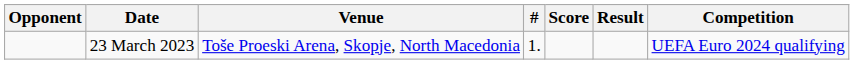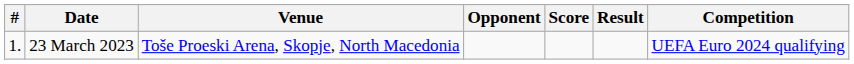columns swapped: (534, 18) <-> (45, 18)
